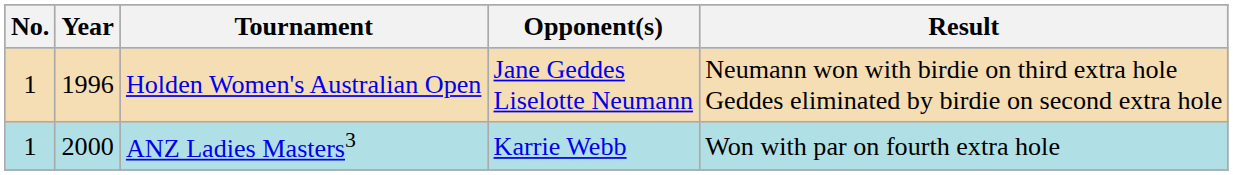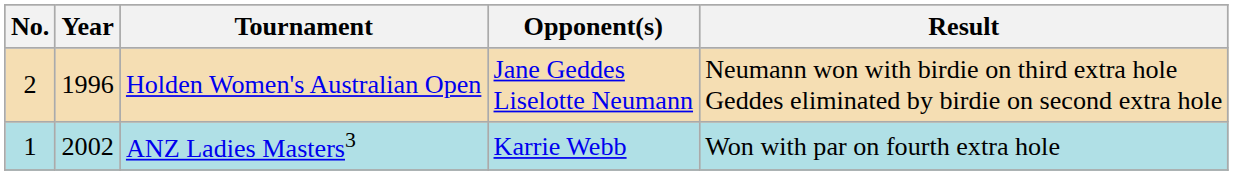(30, 84) 1 -> (30, 84) 2
(88, 146) 2000 -> (88, 146) 2002
